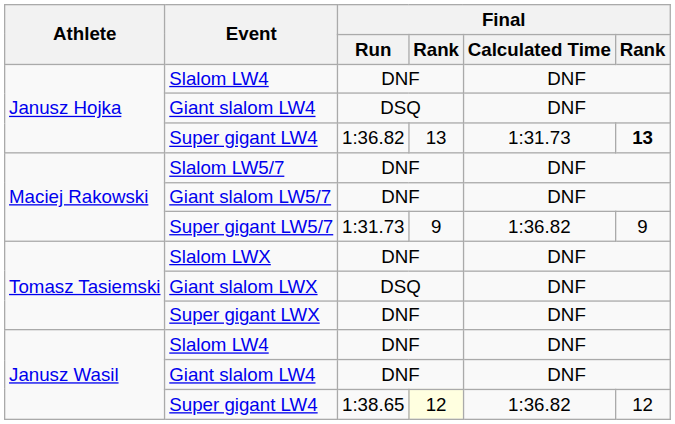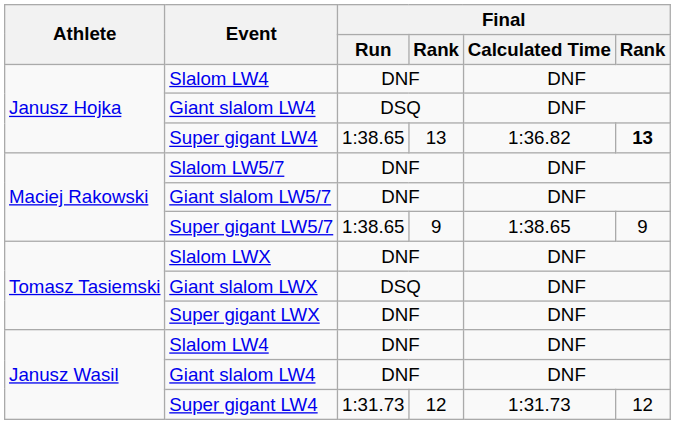(373, 138) 1:36.82 -> (373, 138) 1:38.65
(539, 138) 1:31.73 -> (539, 138) 1:36.82
(373, 227) 1:31.73 -> (373, 227) 1:38.65
(539, 227) 1:36.82 -> (539, 227) 1:38.65
(373, 404) 1:38.65 -> (373, 404) 1:31.73
(436, 404) lightyellow background -> (436, 404) no background
(539, 404) 1:36.82 -> (539, 404) 1:31.73
